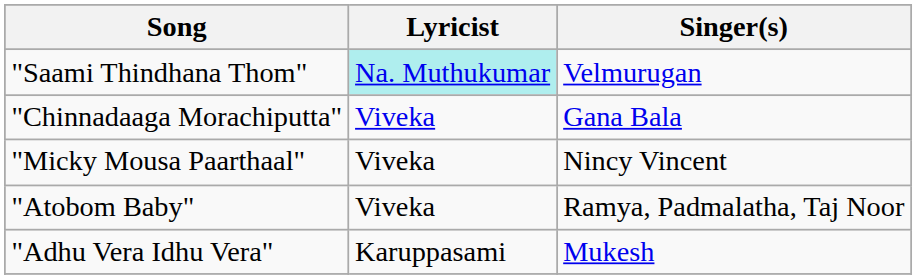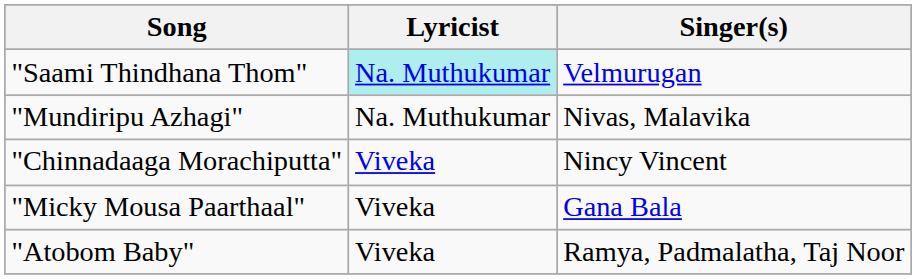+ row: (127, 116)
(623, 116) Gana Bala -> (645, 161) Nincy Vincent
(645, 161) Nincy Vincent -> (623, 206) Gana Bala
- row: (142, 251)
